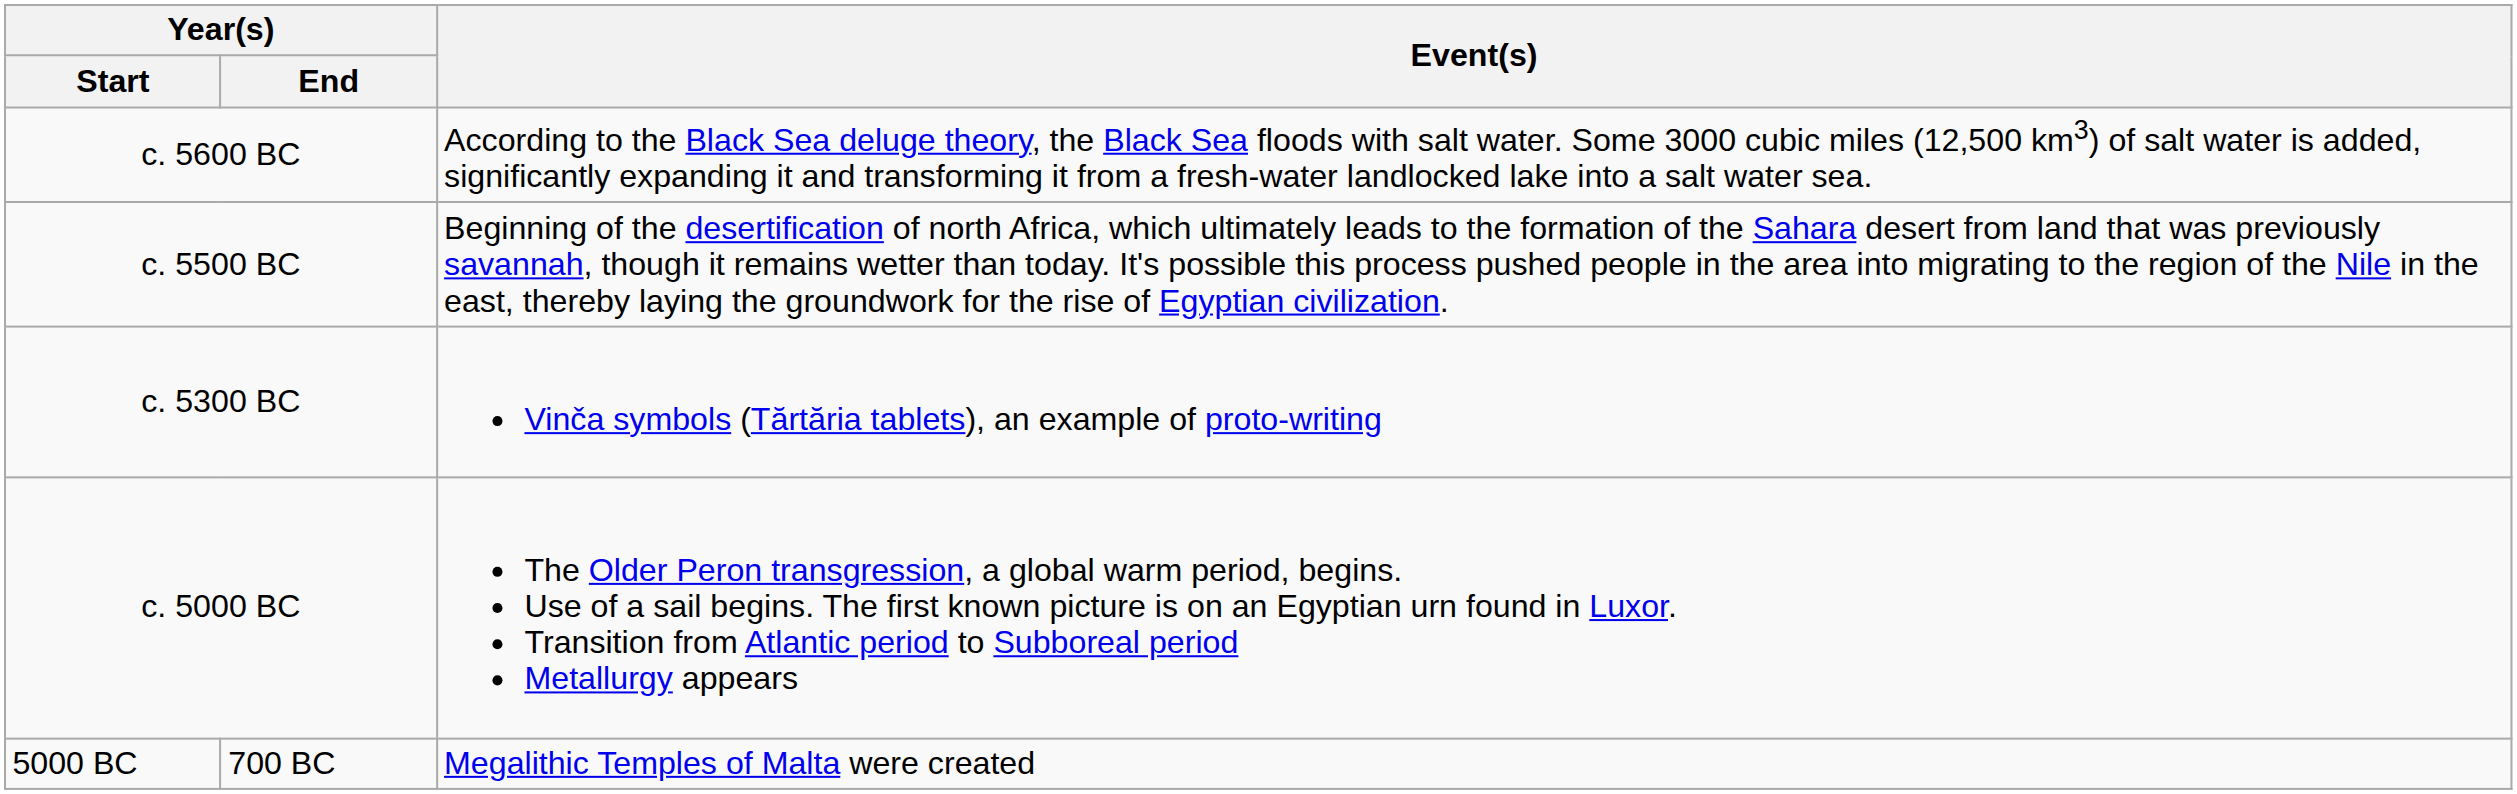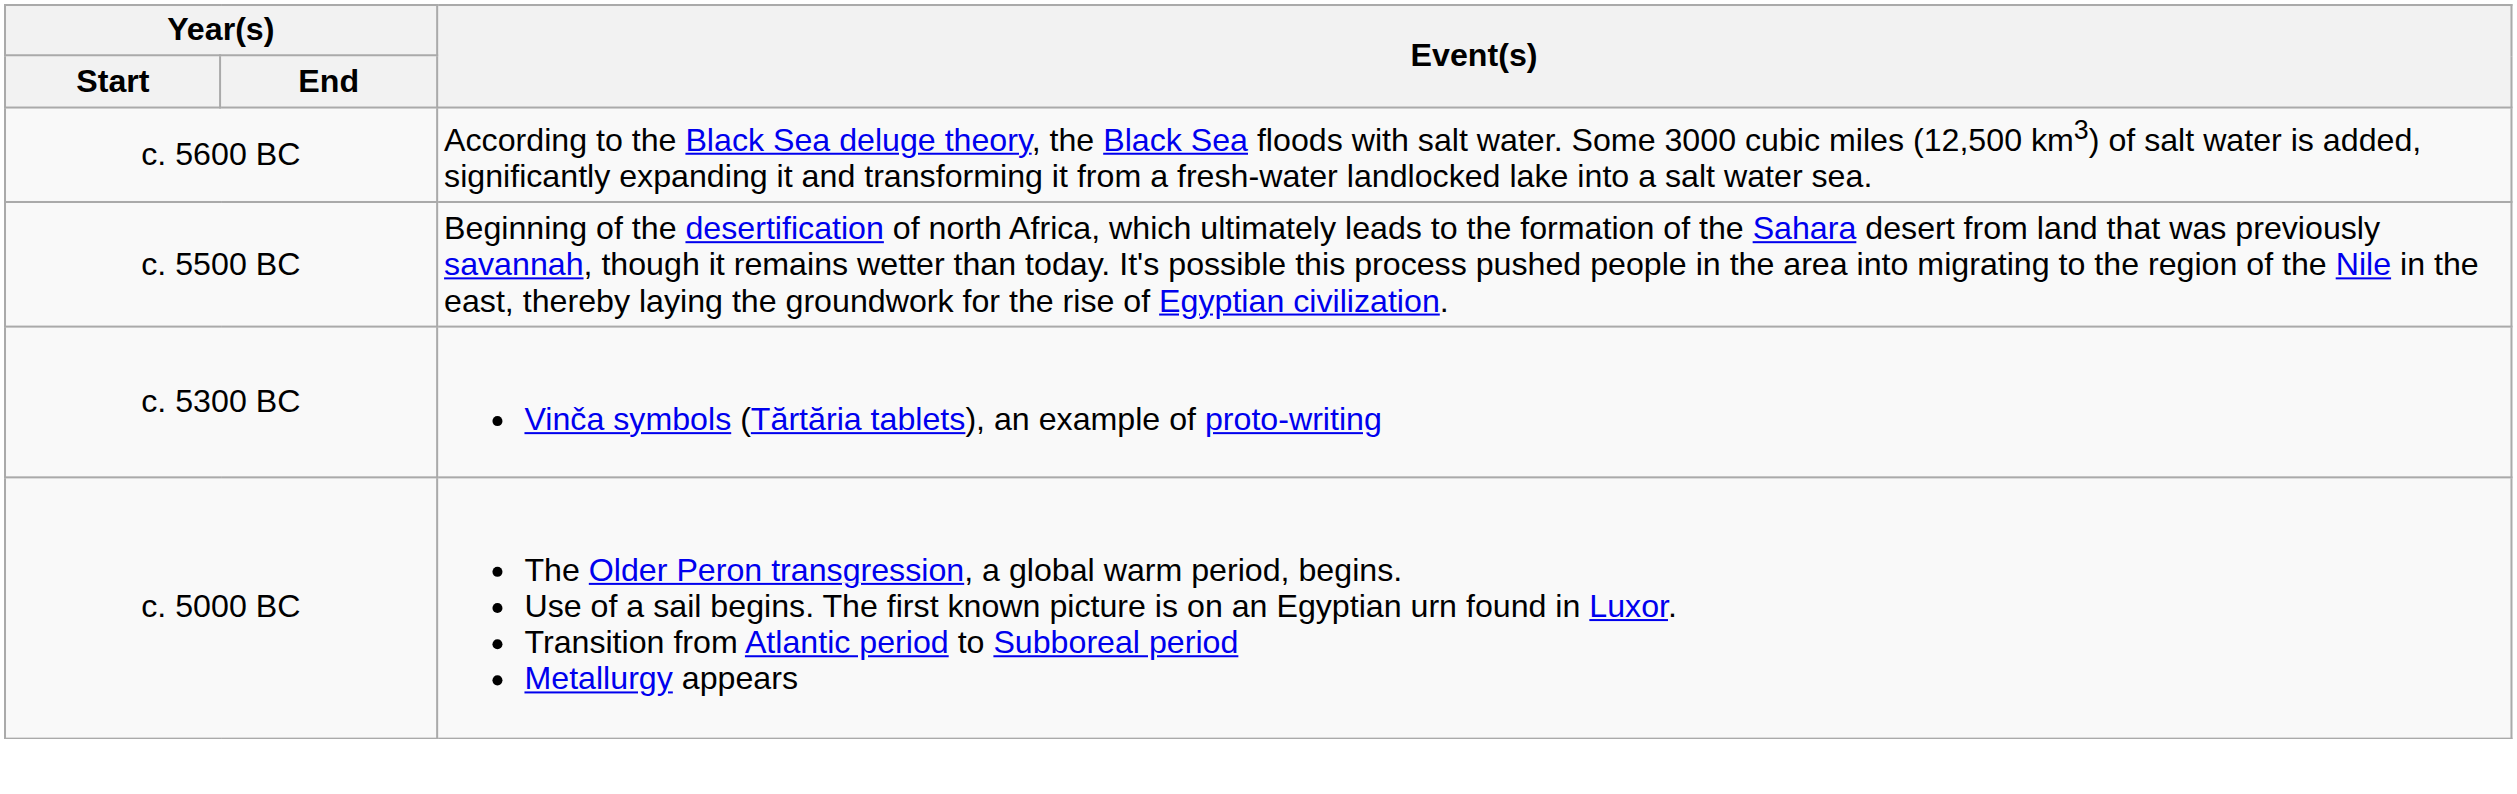- row: (75, 762)
